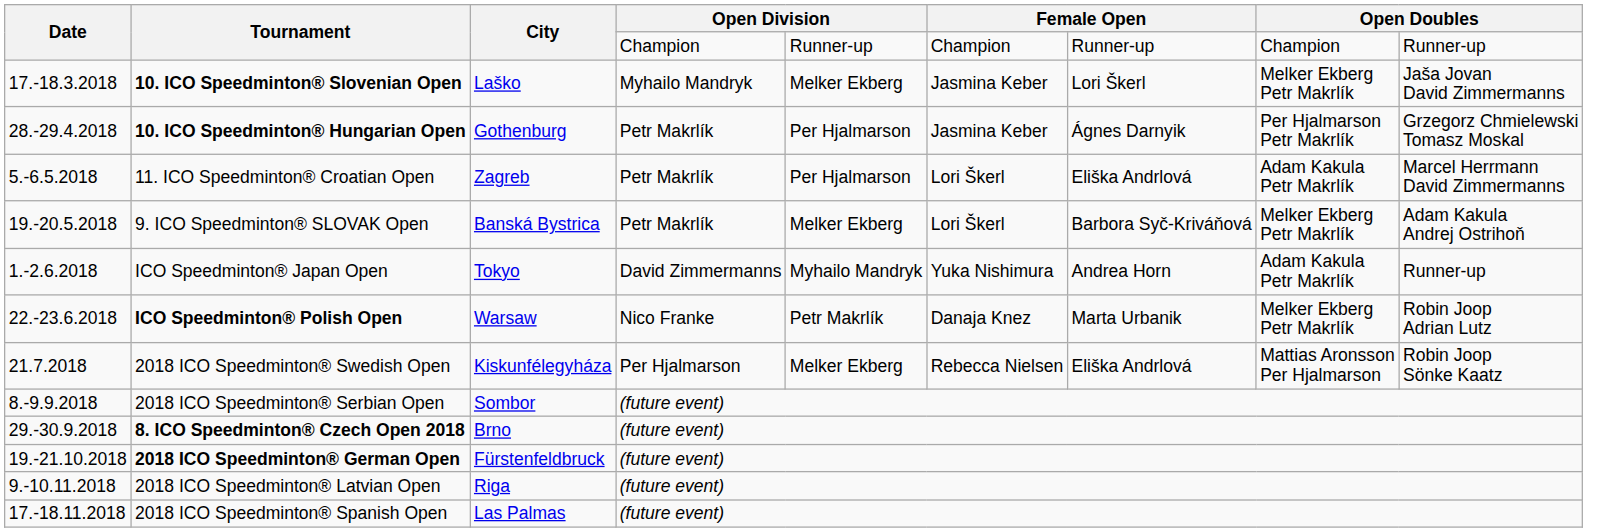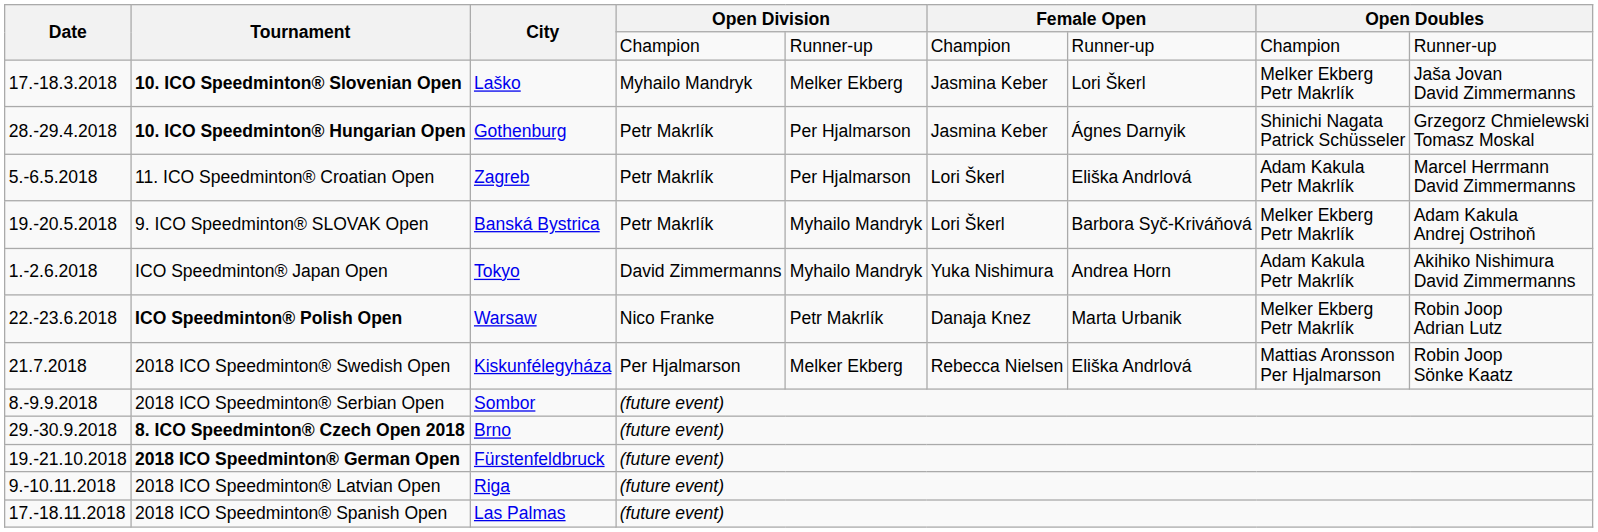(1321, 130) Per Hjalmarson Petr Makrlík -> (1333, 130) Shinichi Nagata Patrick Schüsseler
(846, 224) Melker Ekberg -> (856, 224) Myhailo Mandryk
(1444, 271) Runner-up -> (1495, 271) Akihiko Nishimura David Zimmermanns
